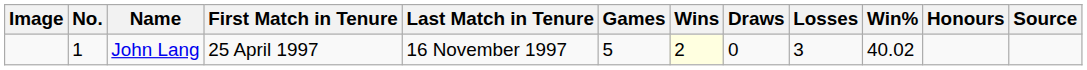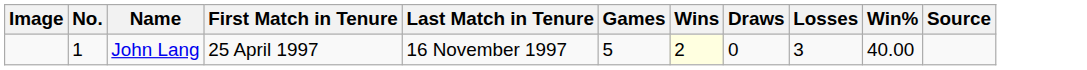- column: (966, 19)
(891, 49) 40.02 -> (891, 49) 40.00
